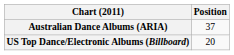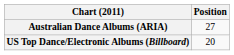(210, 27) 37 -> (210, 27) 27
